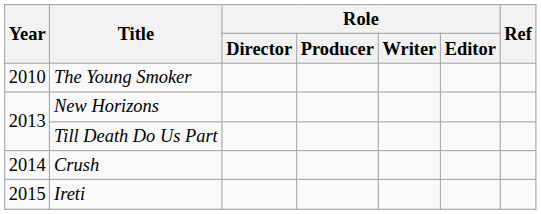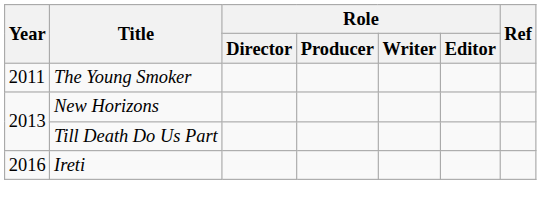(27, 77) 2010 -> (27, 77) 2011
- row: (77, 164)
(27, 194) 2015 -> (27, 164) 2016
